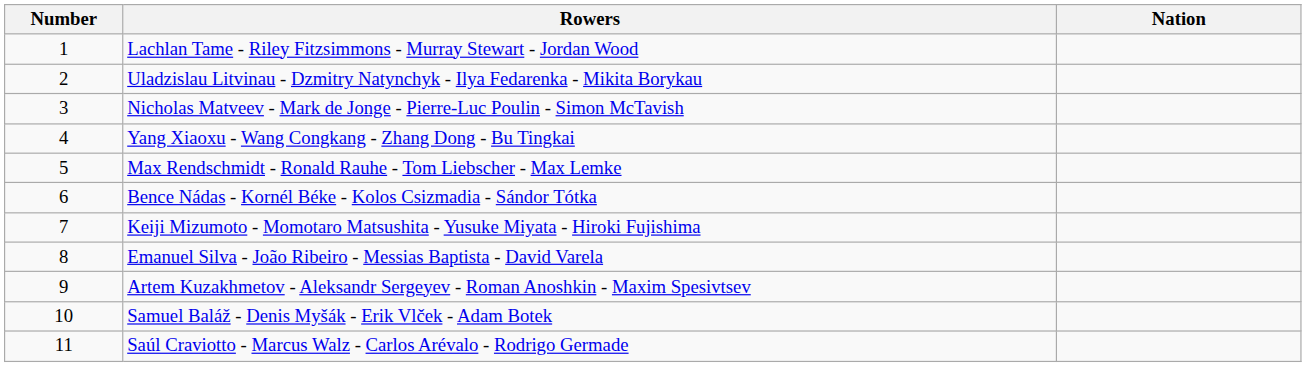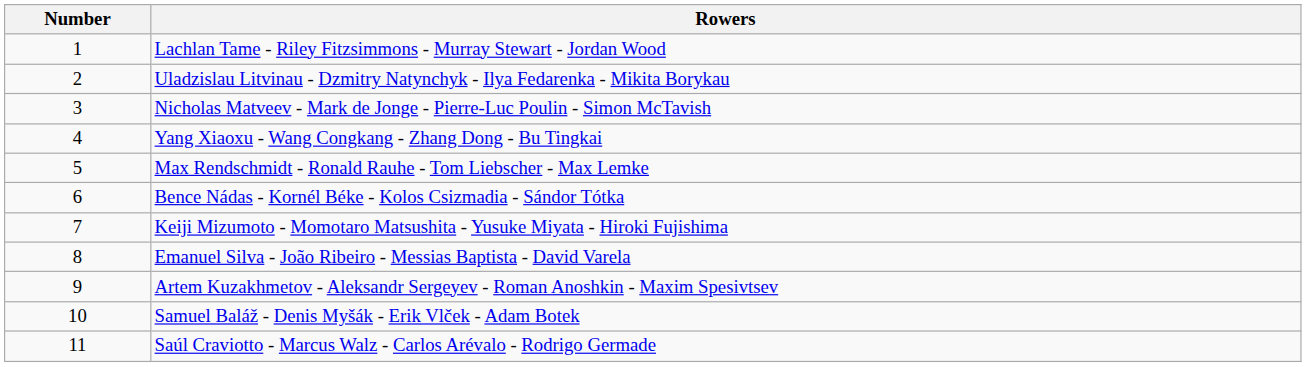- column: (1179, 19)
